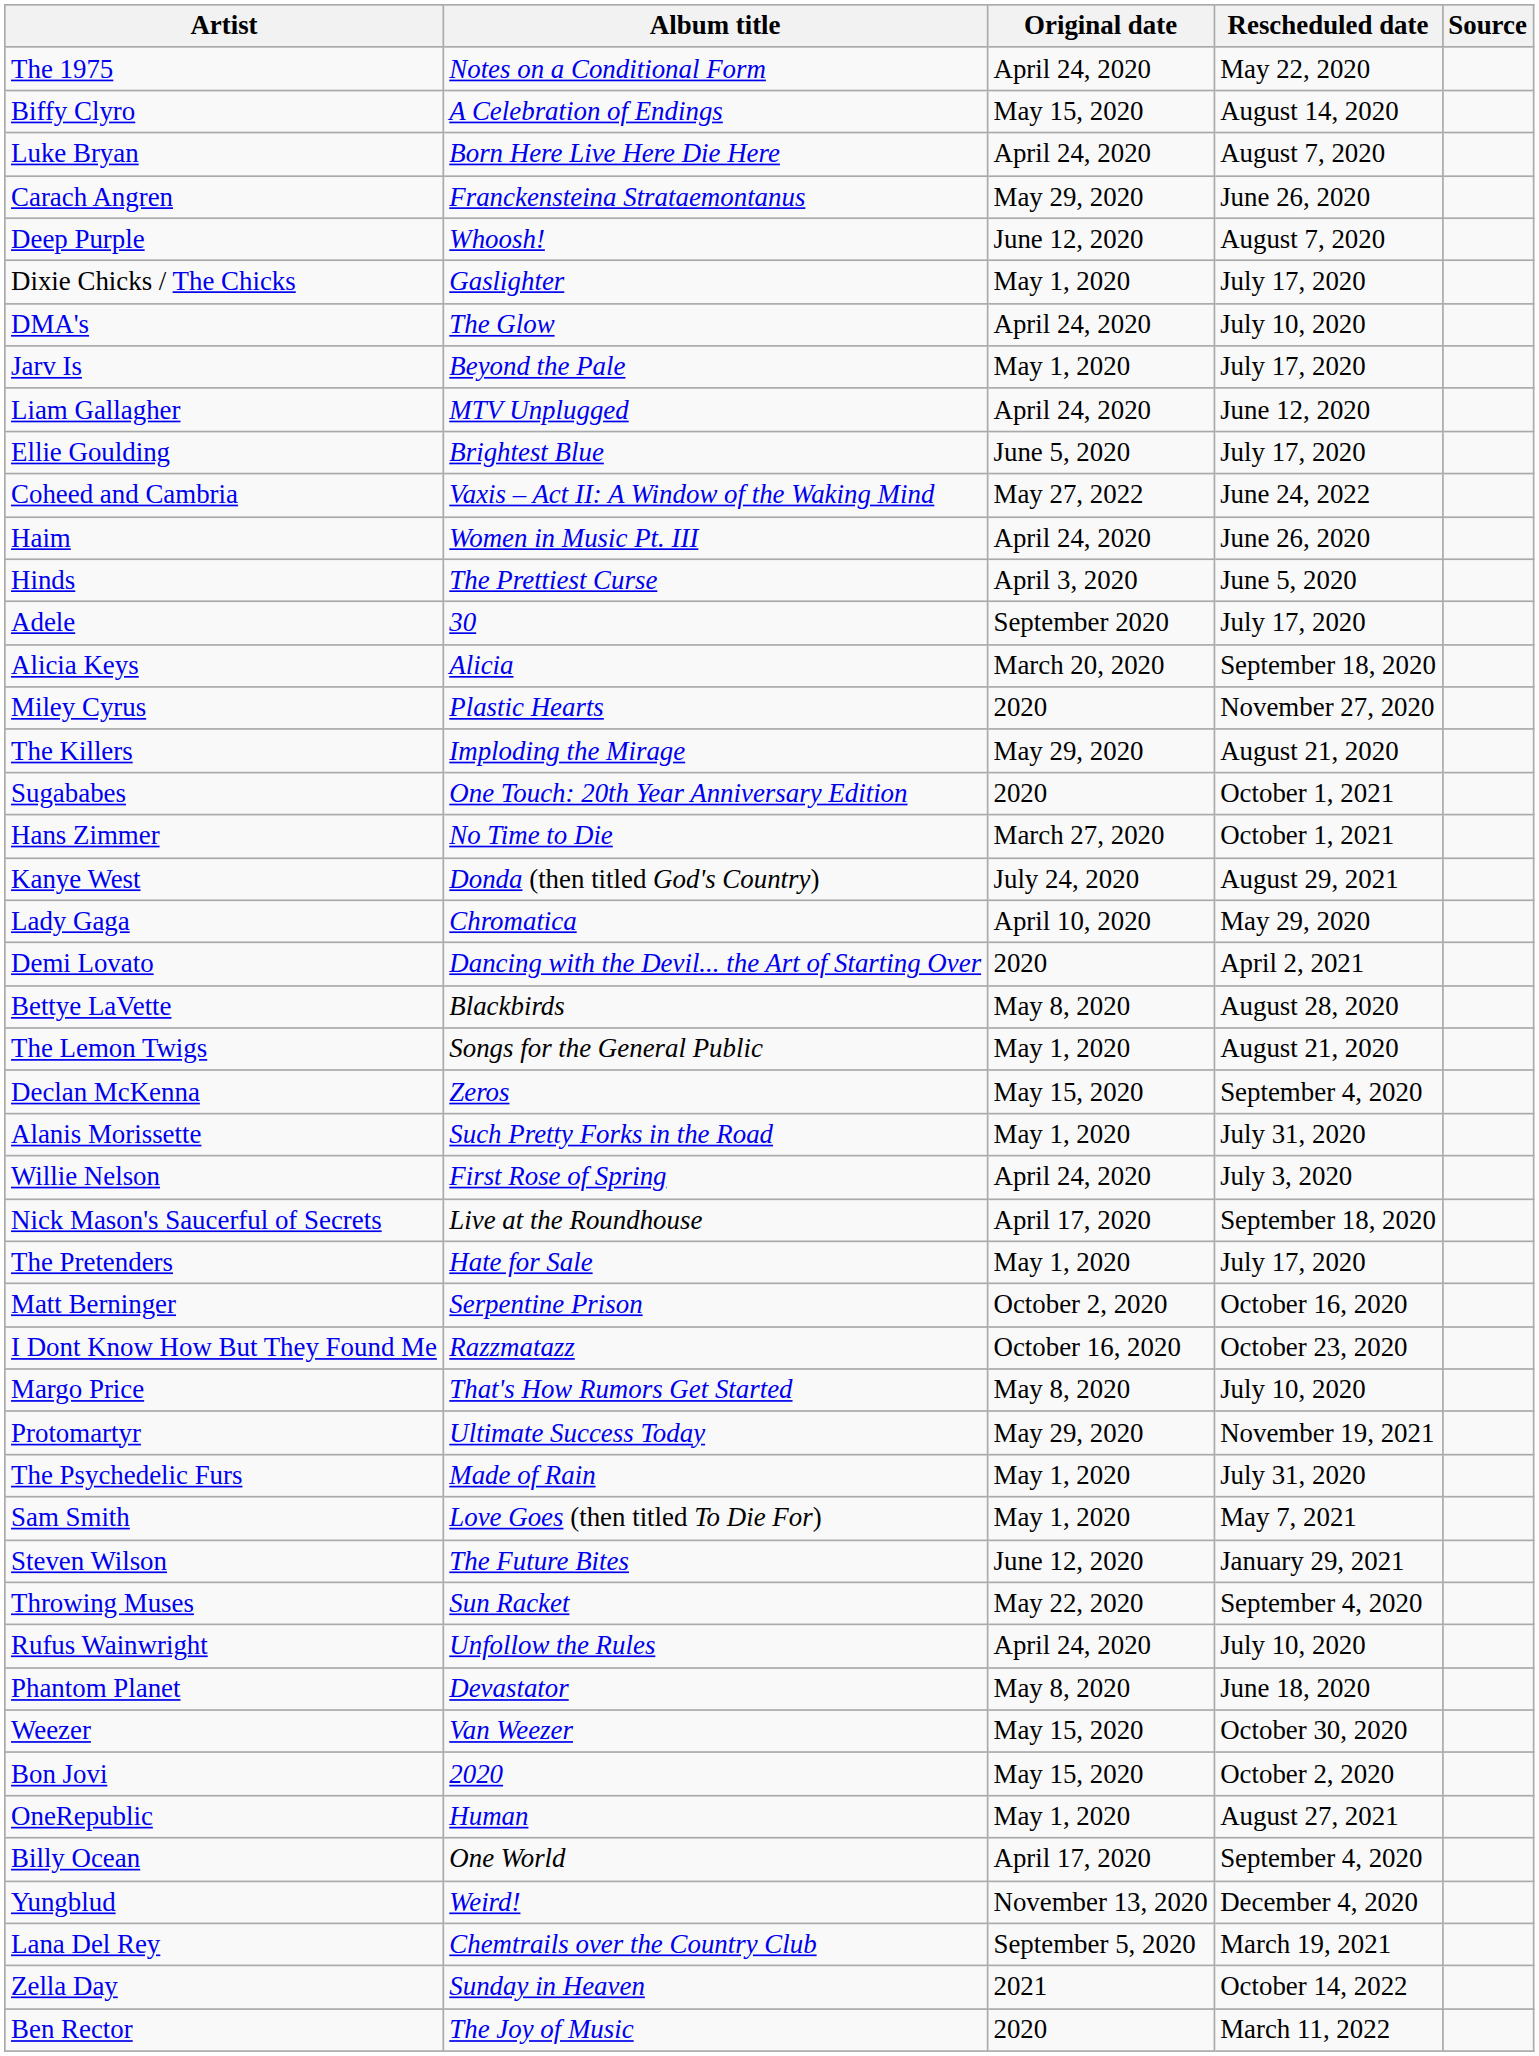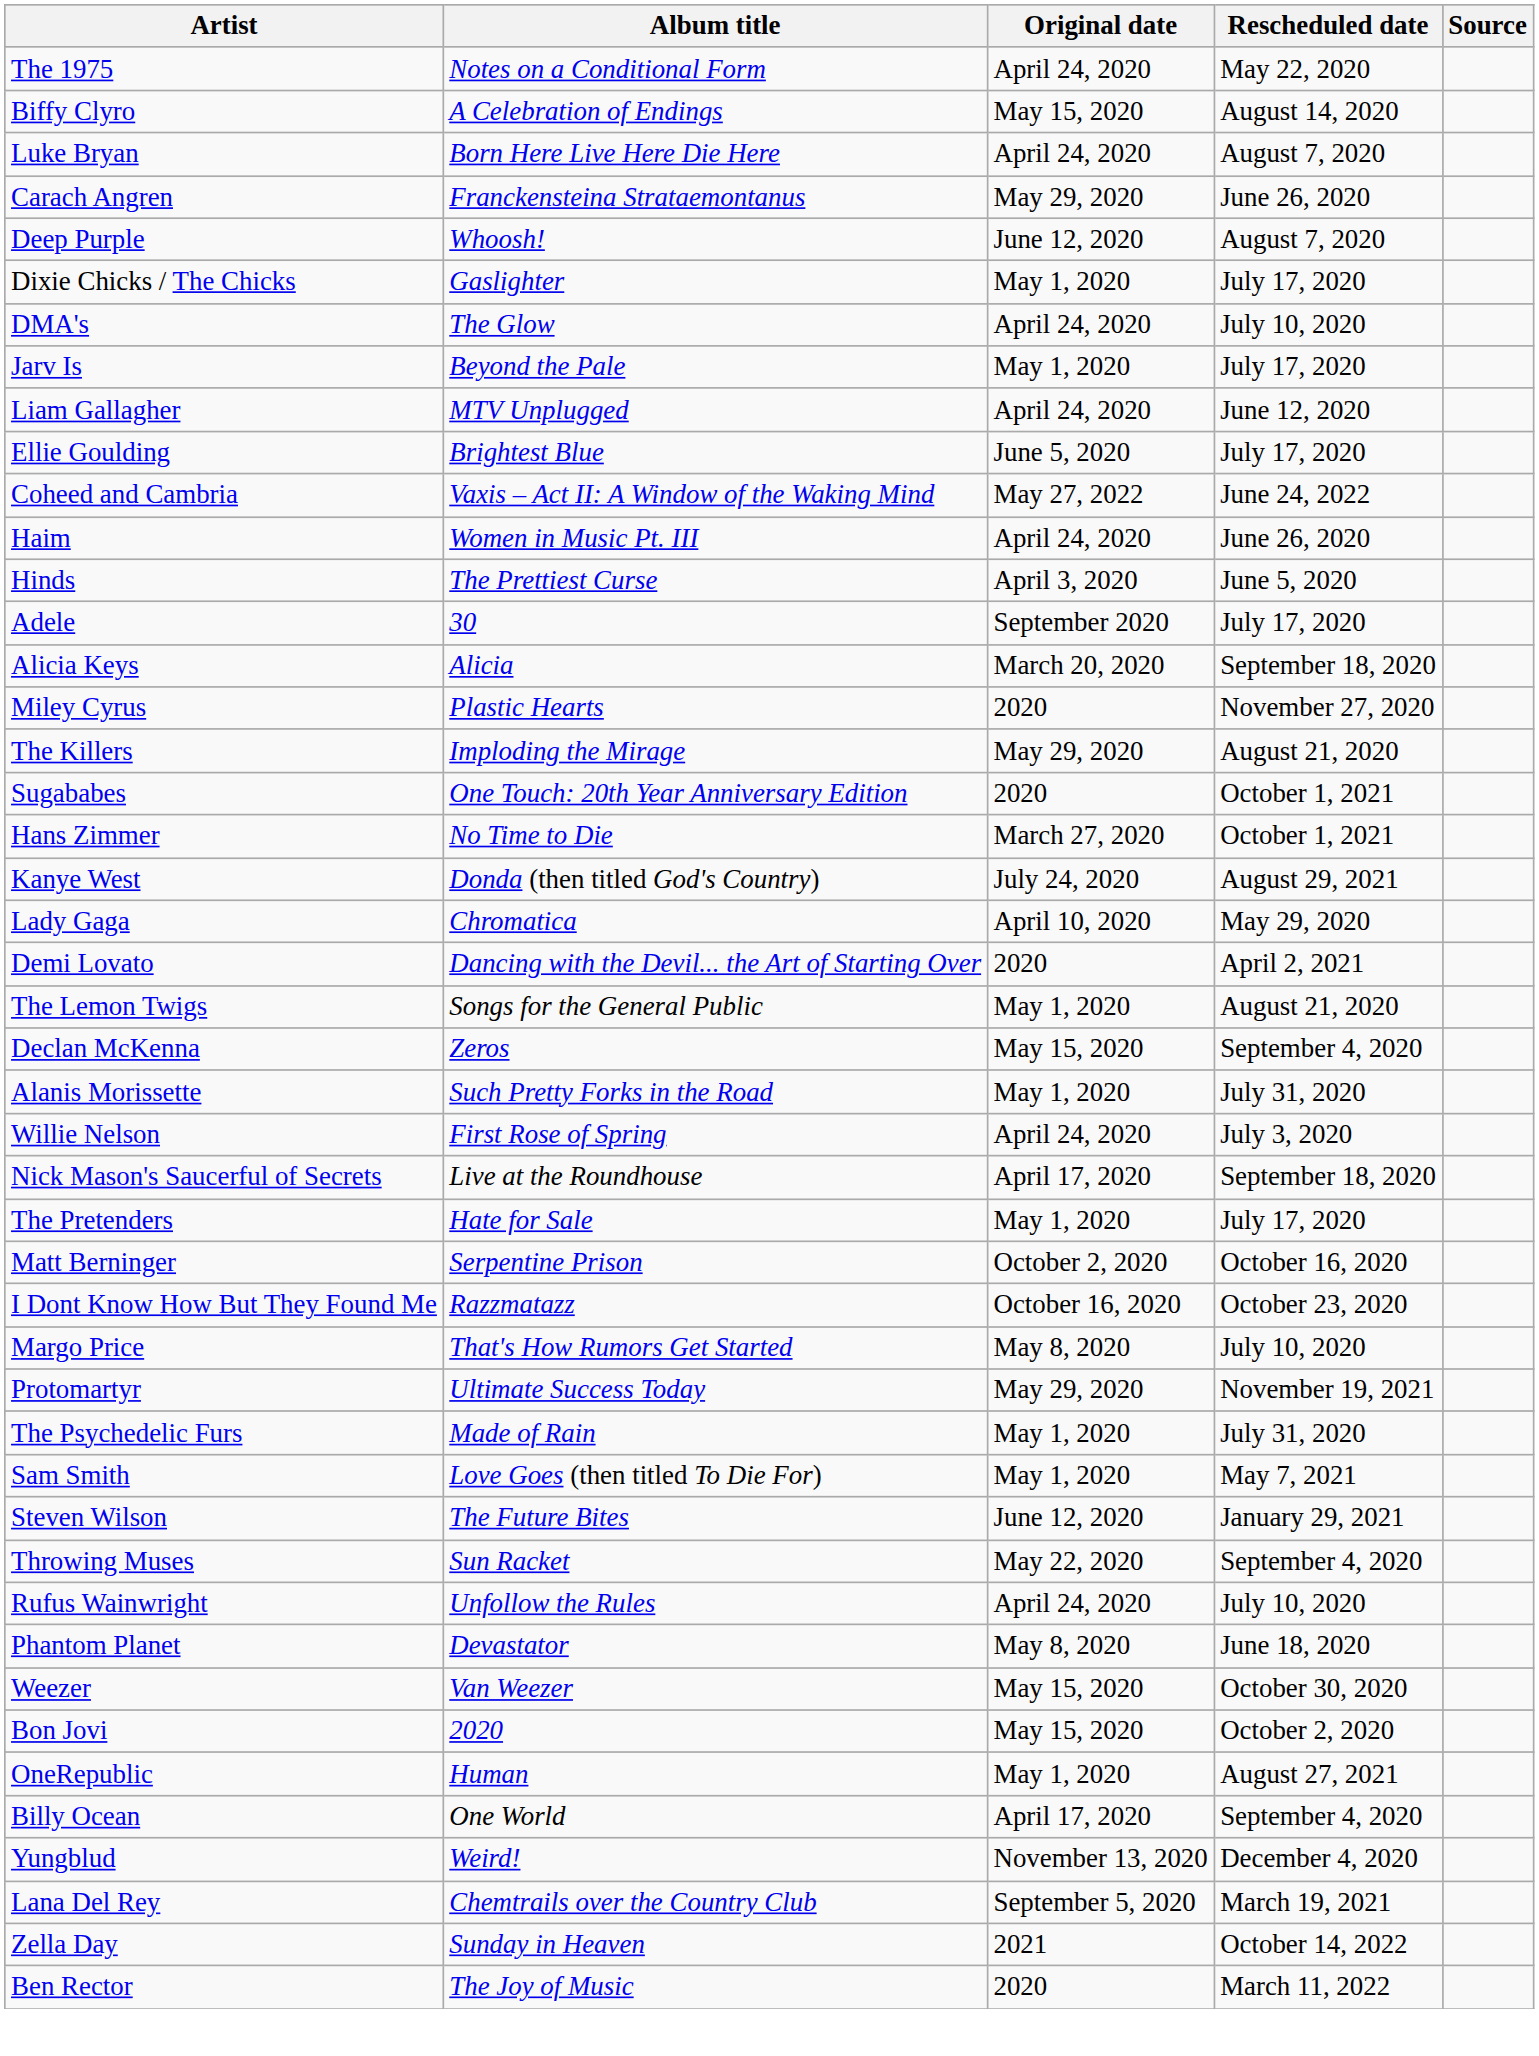- row: (91, 1006)
